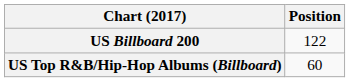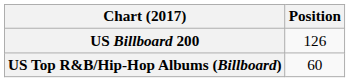(315, 40) 122 -> (315, 40) 126
